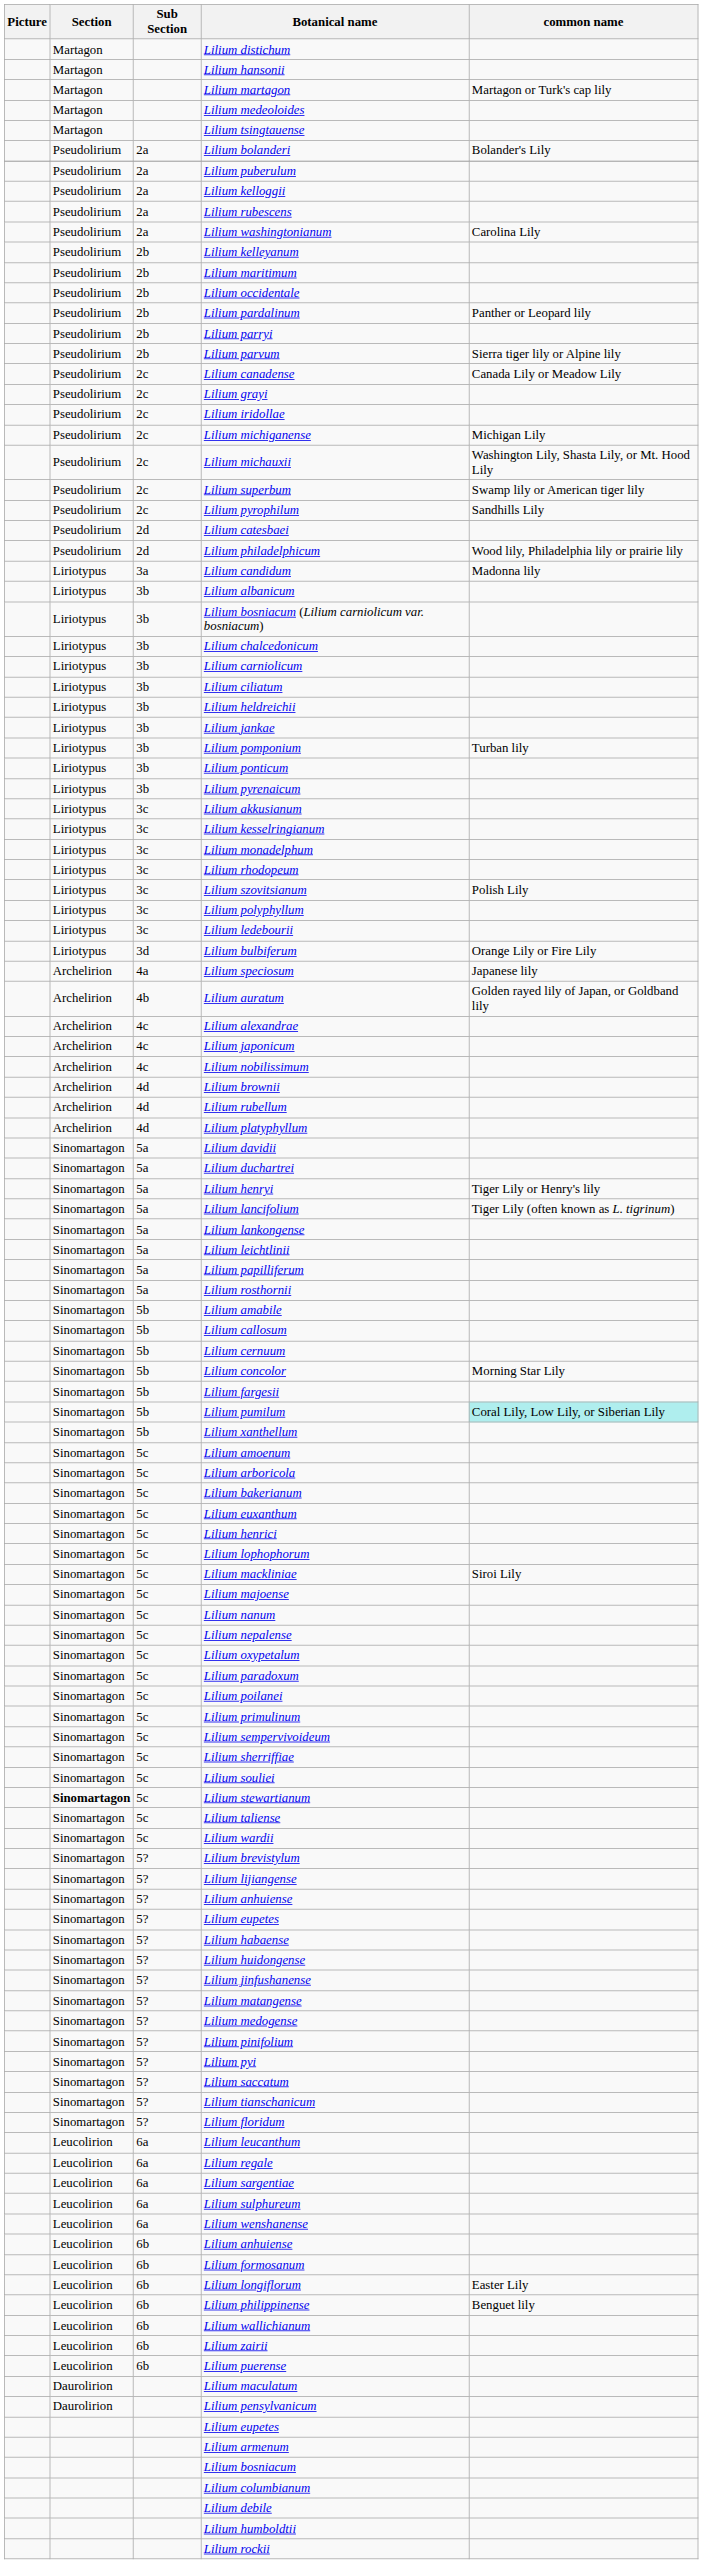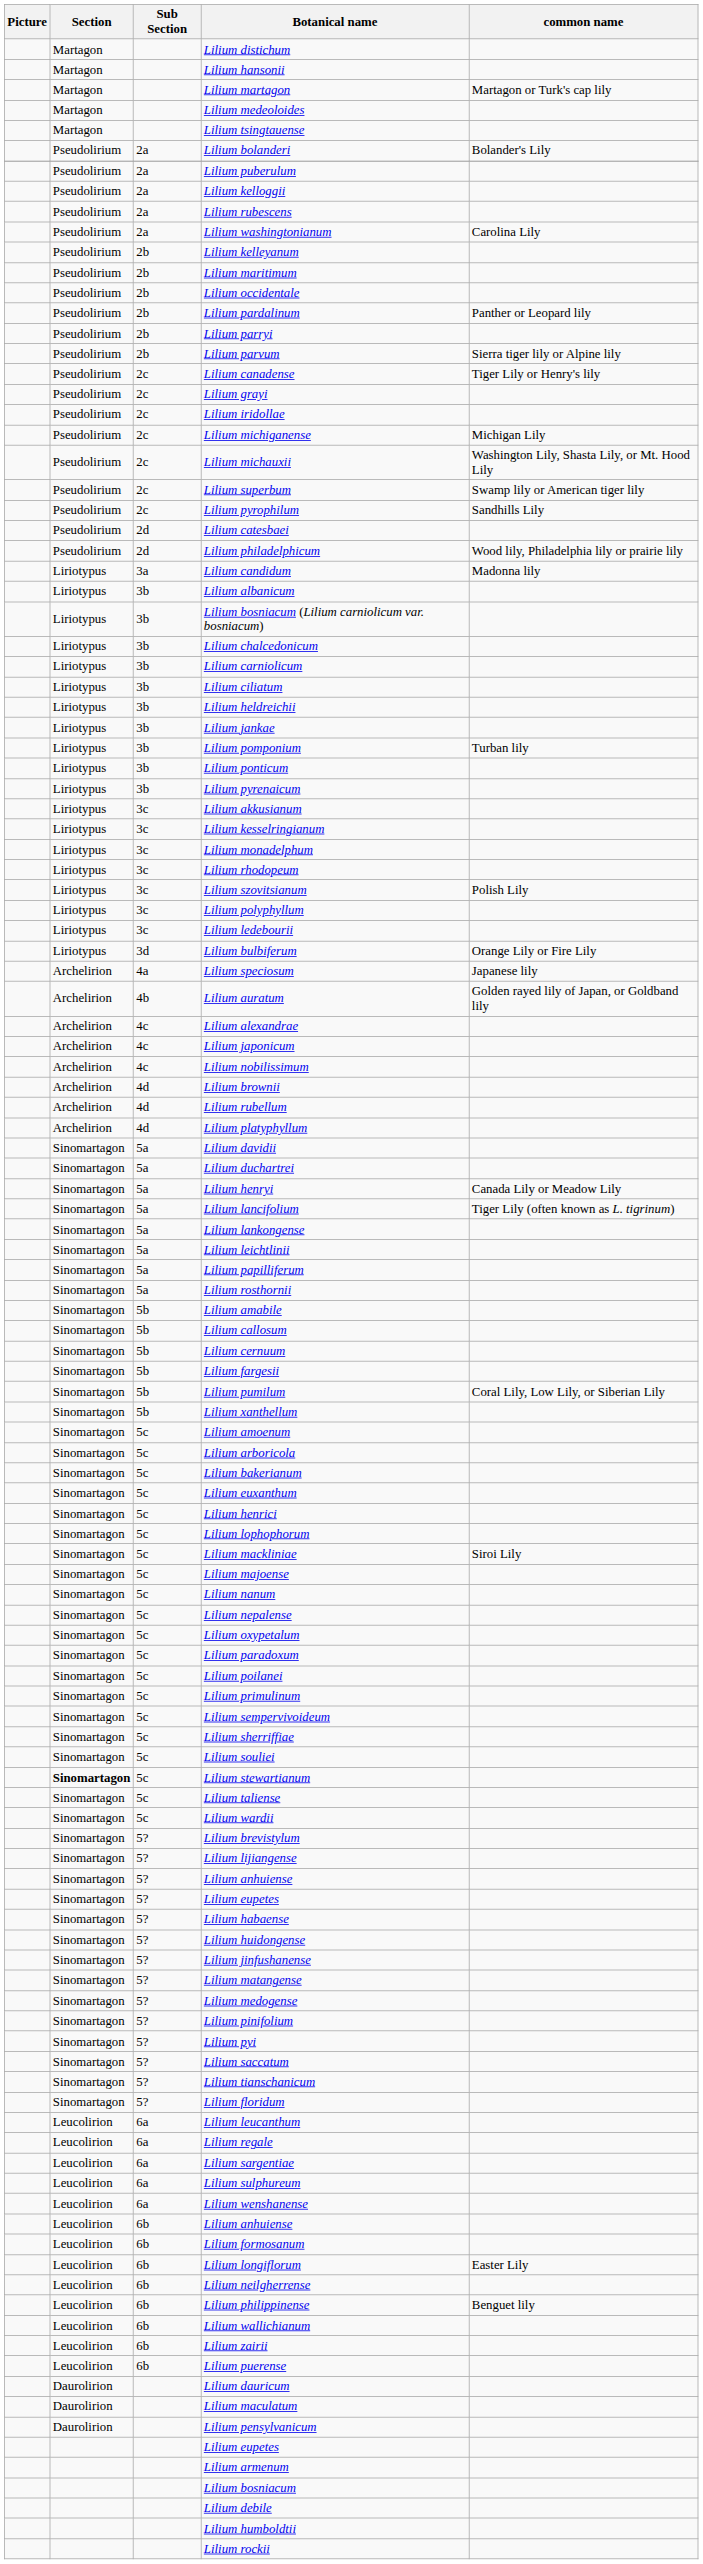(547, 374) Canada Lily or Meadow Lily -> (536, 374) Tiger Lily or Henry's lily
(536, 1188) Tiger Lily or Henry's lily -> (547, 1188) Canada Lily or Meadow Lily
- row: (143, 1371)
(568, 1412) paleturquoise background -> (568, 1391) no background
+ row: (143, 2284)
+ row: (167, 2386)
- row: (167, 2488)
